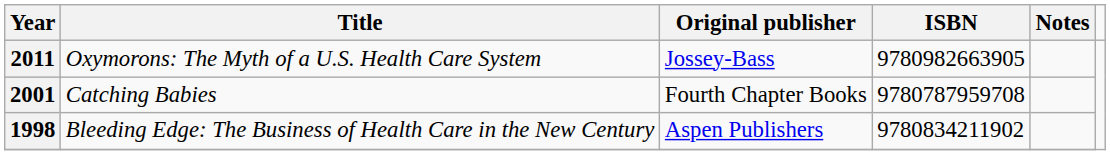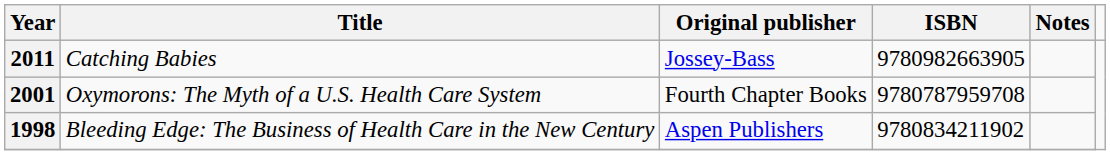(304, 58) Oxymorons: The Myth of a U.S. Health Care System -> (141, 58) Catching Babies
(141, 94) Catching Babies -> (304, 94) Oxymorons: The Myth of a U.S. Health Care System
